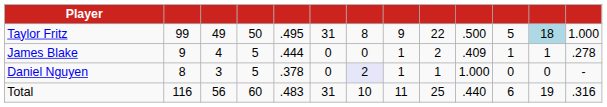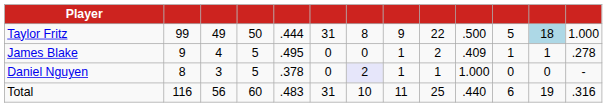(292, 33) .495 -> (292, 33) .444
(292, 53) .444 -> (292, 53) .495
